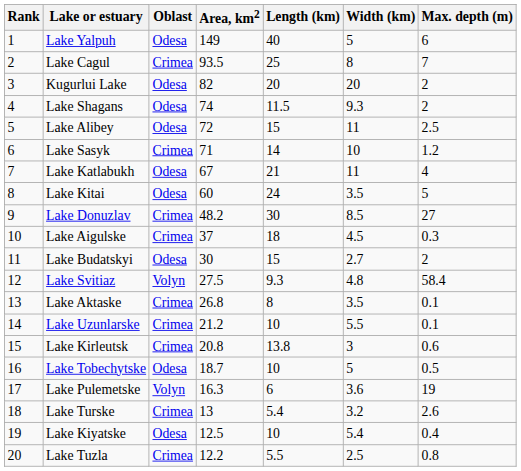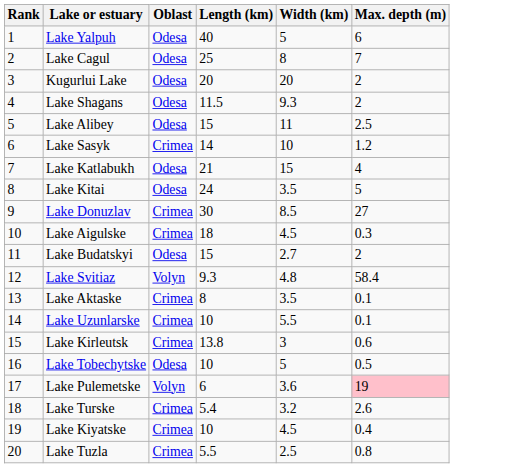- column: (230, 17)
(173, 62) Crimea -> (170, 59) Odesa
(353, 171) 11 -> (286, 168) 15
(428, 390) no background -> (362, 386) pink background
(170, 433) Odesa -> (173, 430) Crimea
(355, 433) 5.4 -> (288, 430) 4.5
